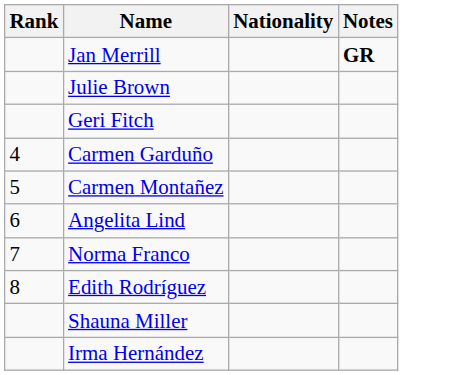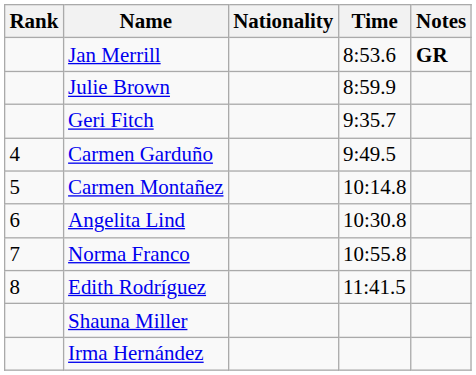+ column: (375, 21)
